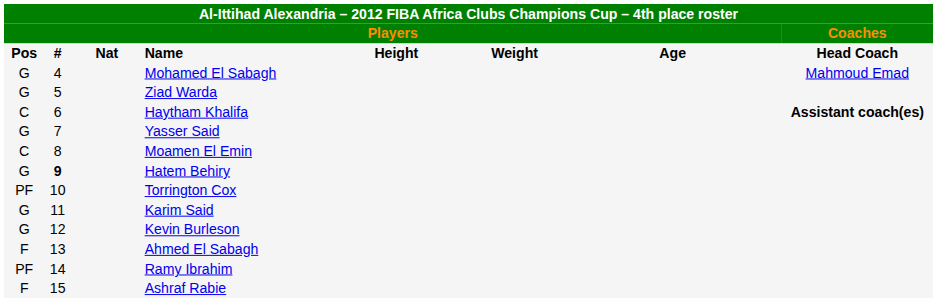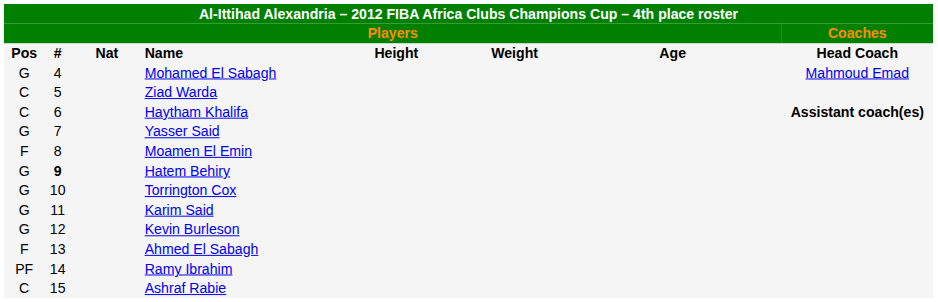(24, 92) G -> (24, 92) C
(24, 151) C -> (24, 151) F
(24, 190) PF -> (24, 190) G
(24, 288) F -> (24, 288) C
